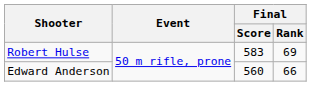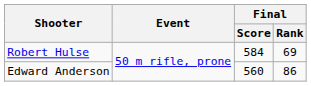(254, 52) 583 -> (254, 52) 584
(290, 71) 66 -> (290, 71) 86
